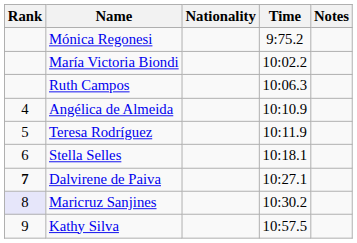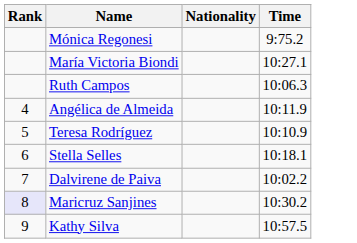- column: (332, 16)
(285, 62) 10:02.2 -> (285, 62) 10:27.1
(285, 109) 10:10.9 -> (285, 109) 10:11.9
(285, 132) 10:11.9 -> (285, 132) 10:10.9
(25, 179) bold -> (25, 179) normal
(285, 179) 10:27.1 -> (285, 179) 10:02.2
